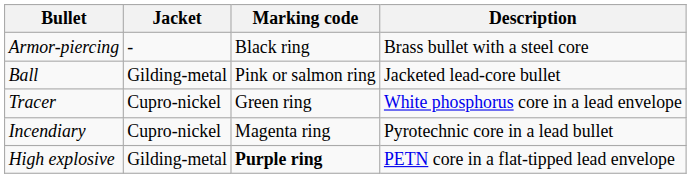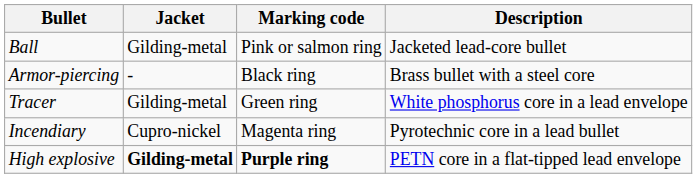rows swapped: (23, 74) <-> (64, 46)
(174, 103) Cupro-nickel -> (177, 103) Gilding-metal
(177, 159) normal -> (180, 159) bold
